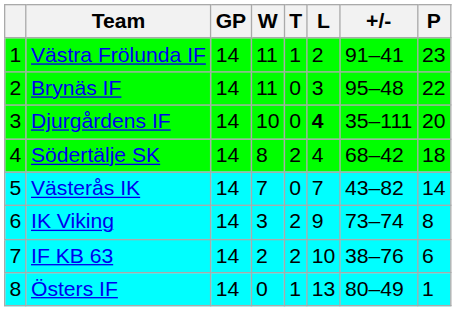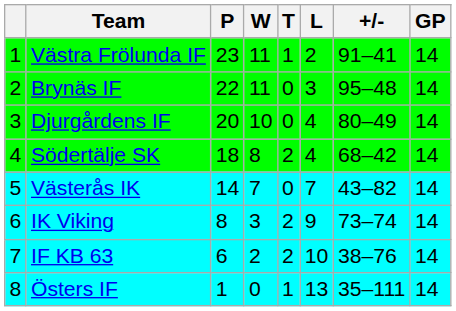columns swapped: (231, 21) <-> (434, 21)
(318, 121) bold -> (311, 121) normal
(379, 121) 35–111 -> (367, 121) 80–49
(374, 289) 80–49 -> (372, 289) 35–111
